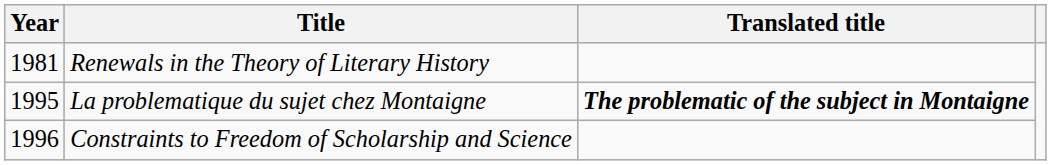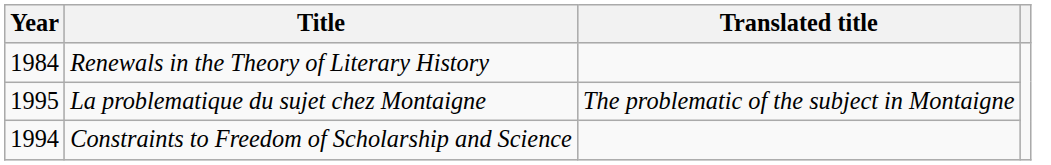(35, 62) 1981 -> (35, 62) 1984
(806, 100) bold -> (799, 100) normal
(35, 139) 1996 -> (35, 139) 1994
